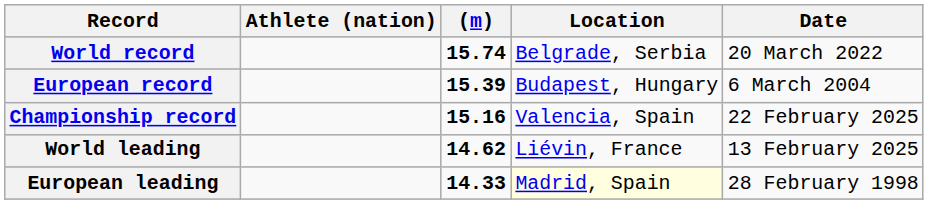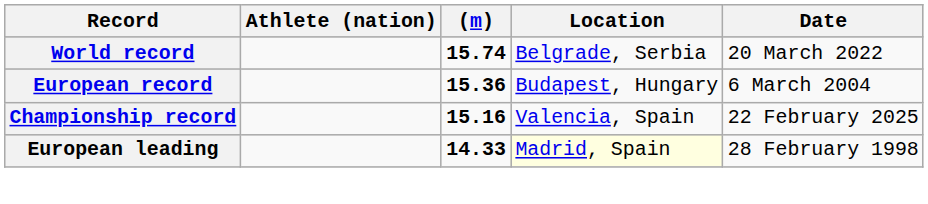(476, 86) 15.39 -> (476, 86) 15.36
- row: (123, 151)
